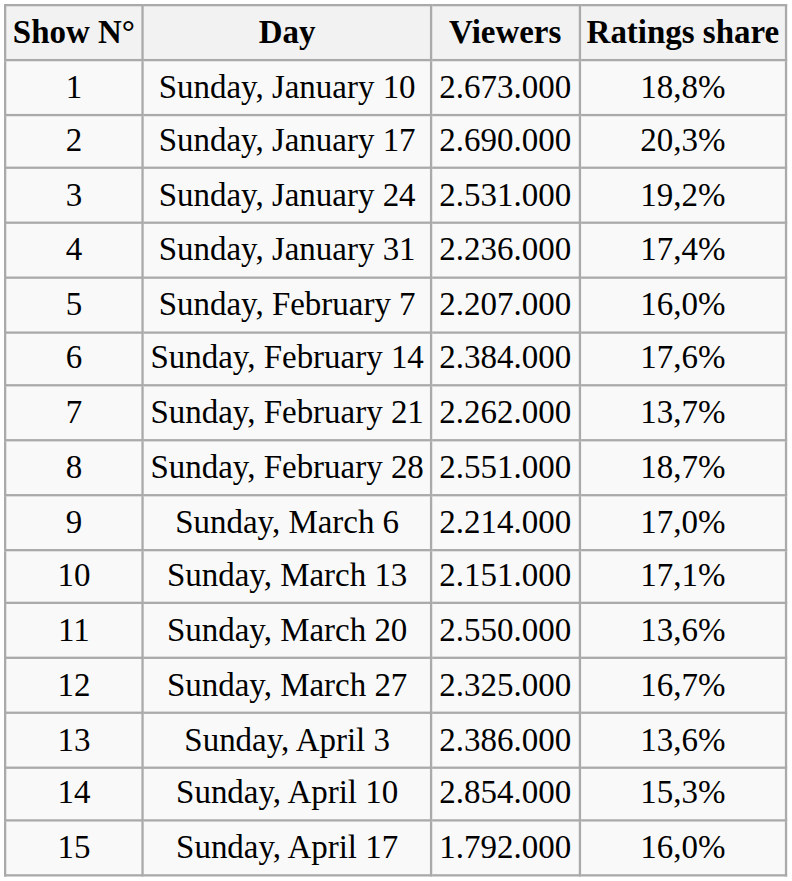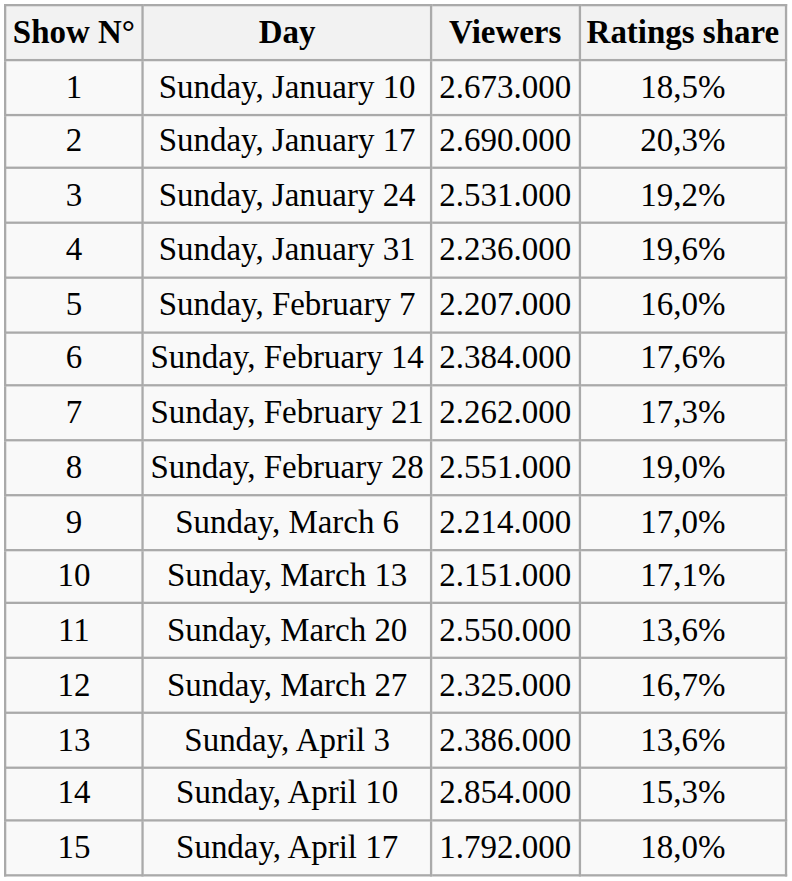(683, 86) 18,8% -> (683, 86) 18,5%
(683, 249) 17,4% -> (683, 249) 19,6%
(683, 412) 13,7% -> (683, 412) 17,3%
(683, 467) 18,7% -> (683, 467) 19,0%
(683, 847) 16,0% -> (683, 847) 18,0%
